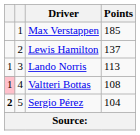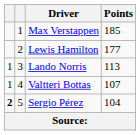(112, 48) 137 -> (112, 48) 177
(10, 84) pink background -> (10, 84) no background
(112, 84) 108 -> (112, 84) 107
